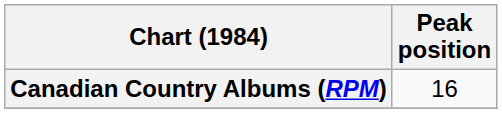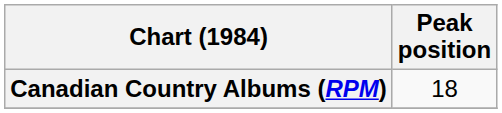(444, 88) 16 -> (444, 88) 18
